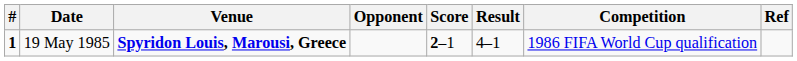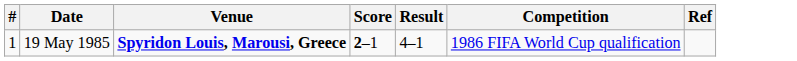- column: (388, 17)
(12, 42) bold -> (12, 42) normal
